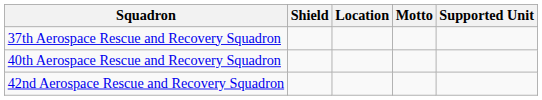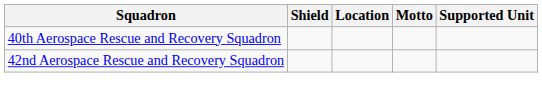- row: (144, 38)
